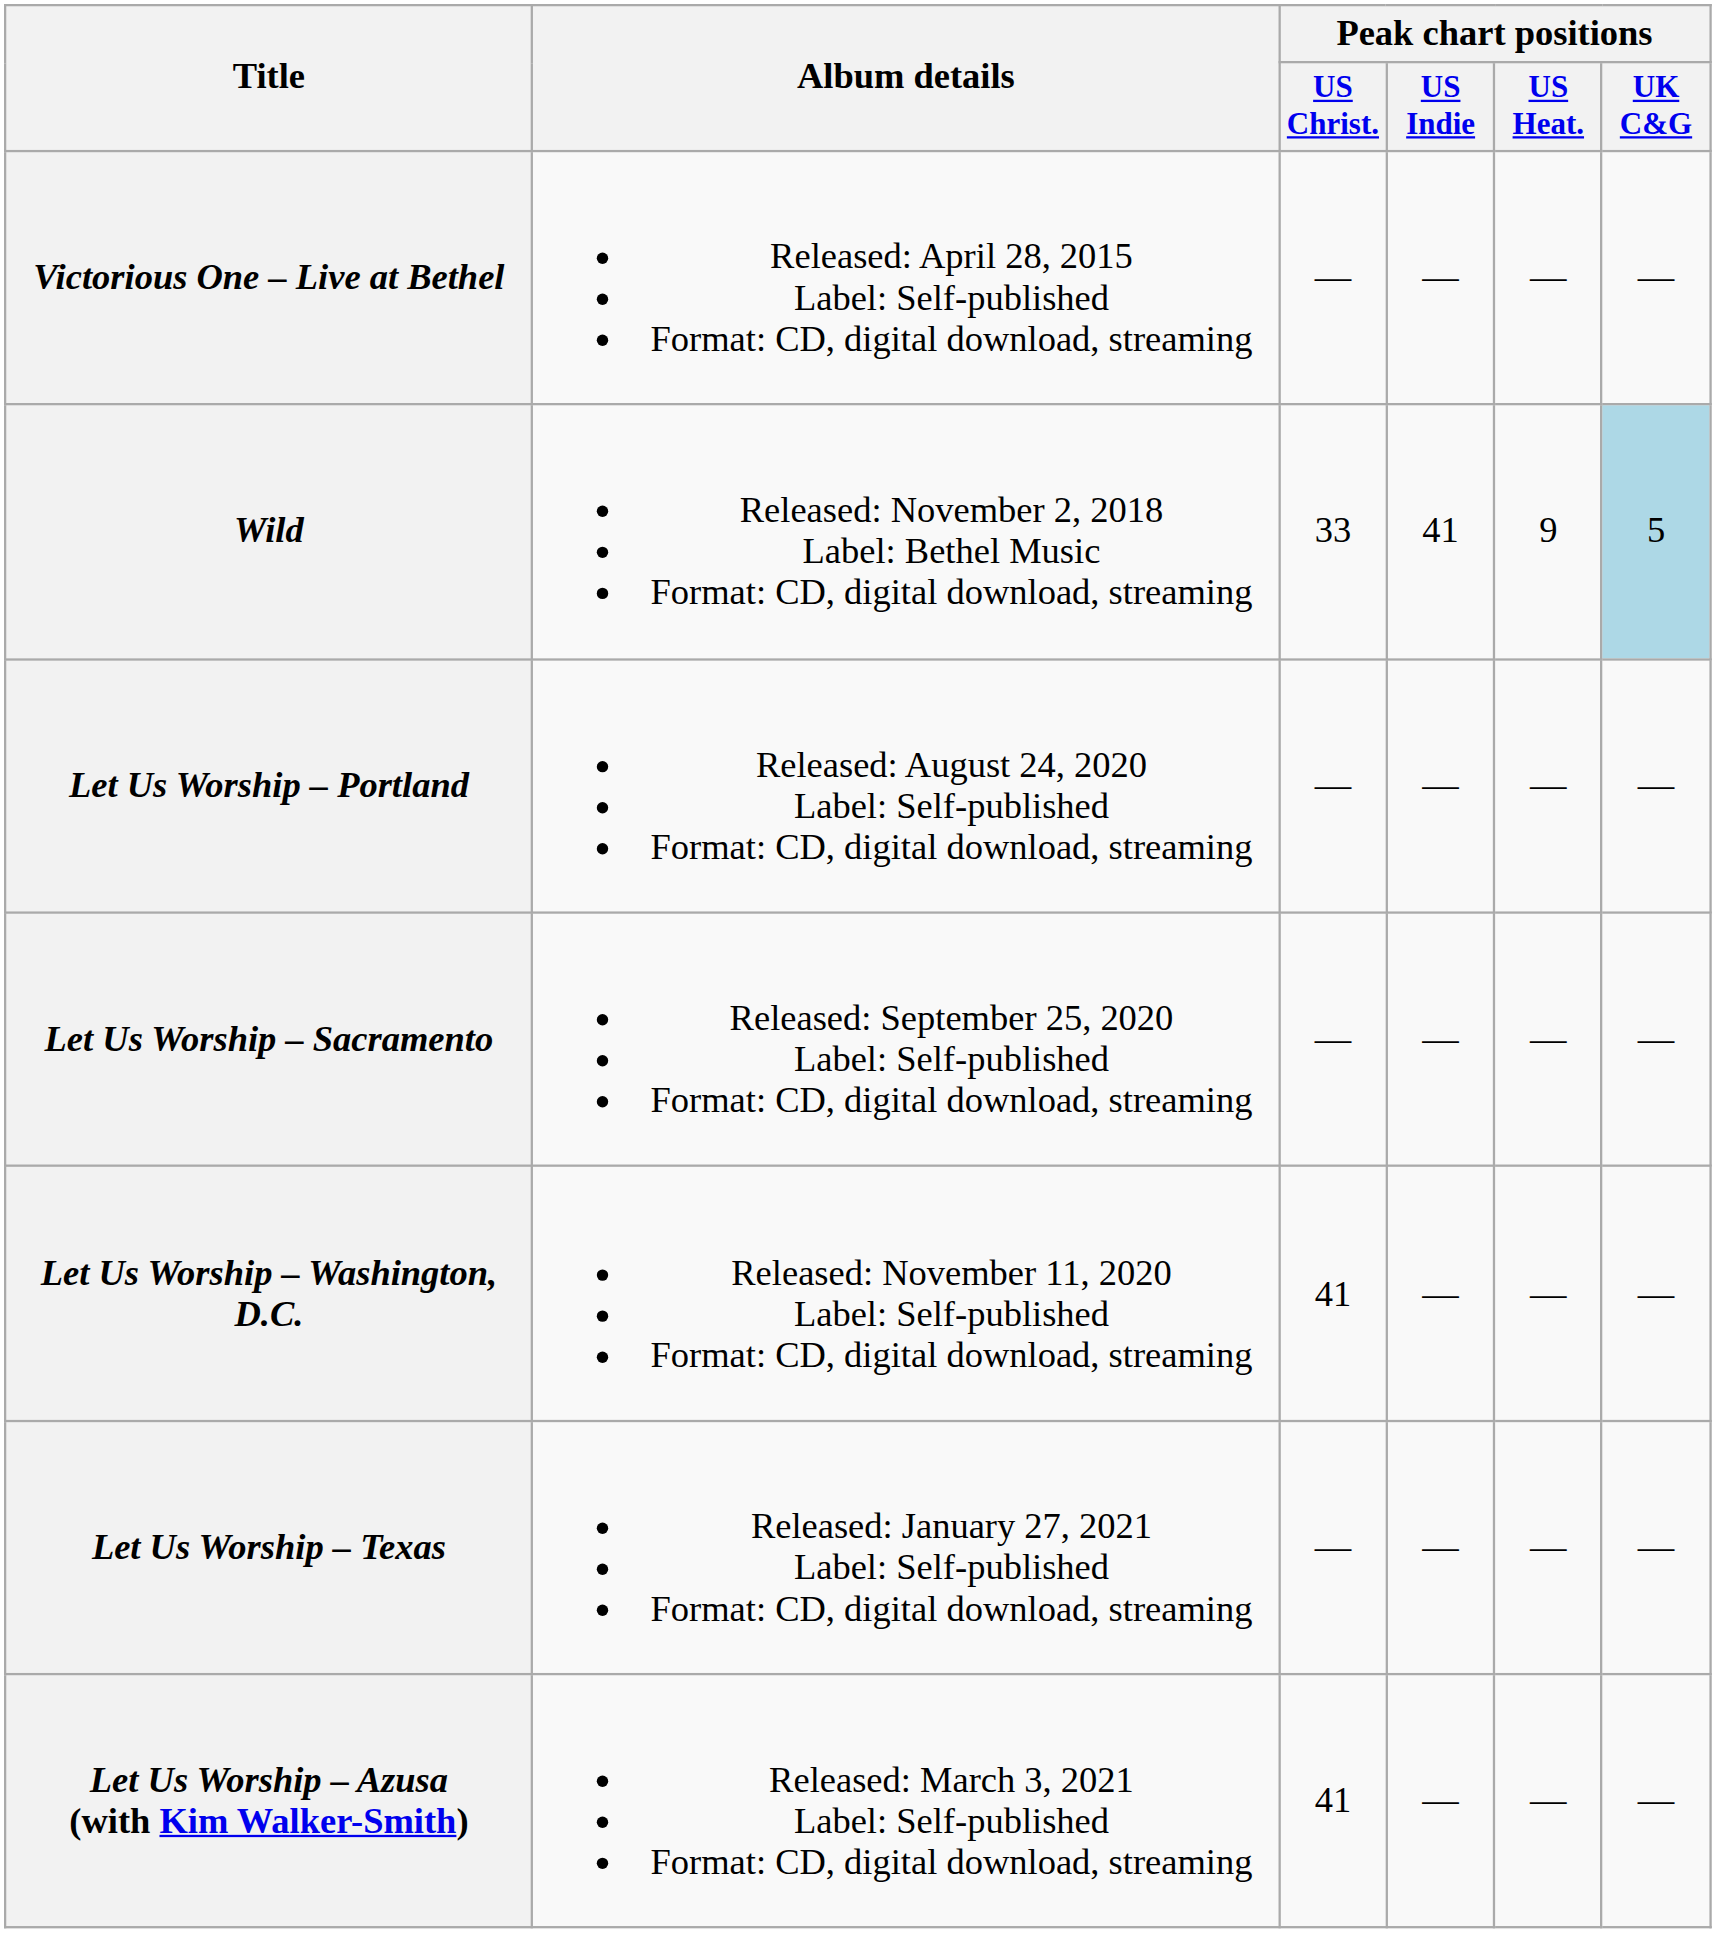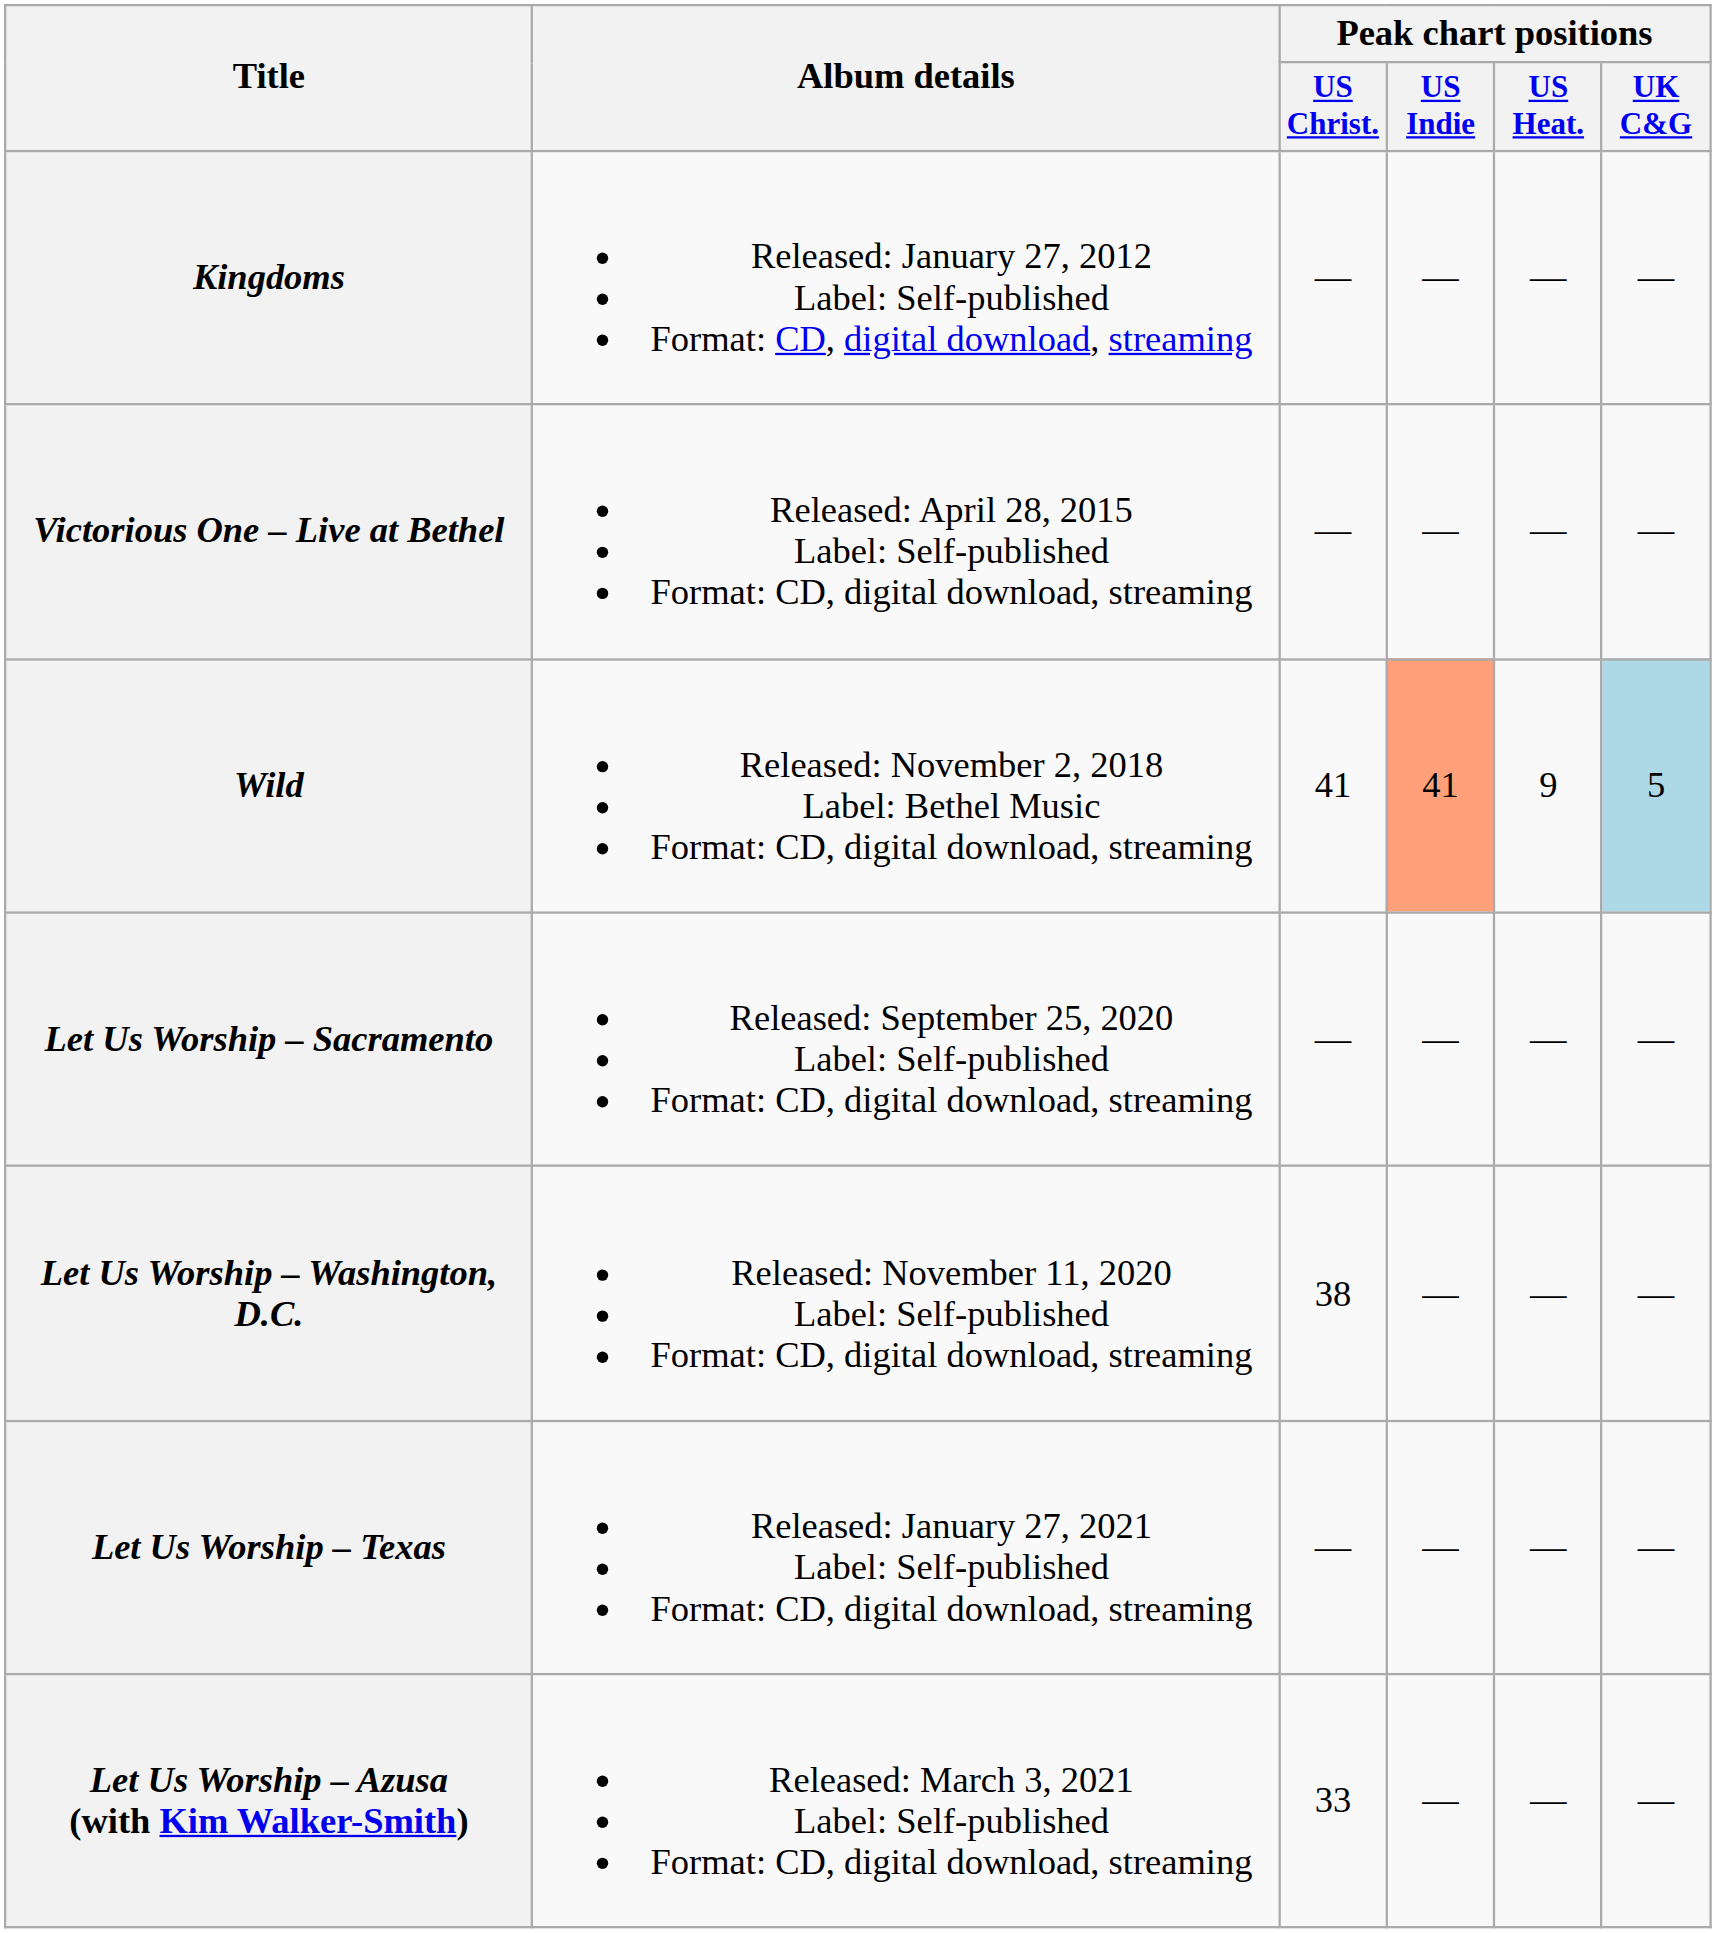+ row: (269, 276)
(1333, 530) 33 -> (1333, 784) 41
(1441, 530) no background -> (1441, 784) lightsalmon background
- row: (269, 784)
(1333, 1292) 41 -> (1333, 1292) 38
(1333, 1800) 41 -> (1333, 1800) 33
